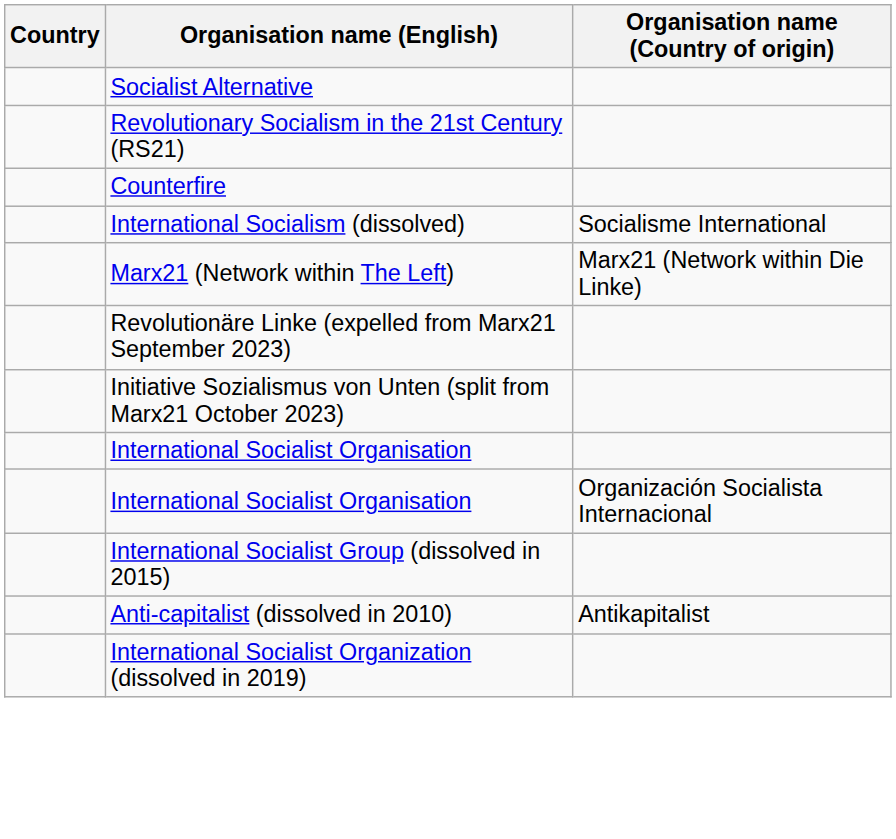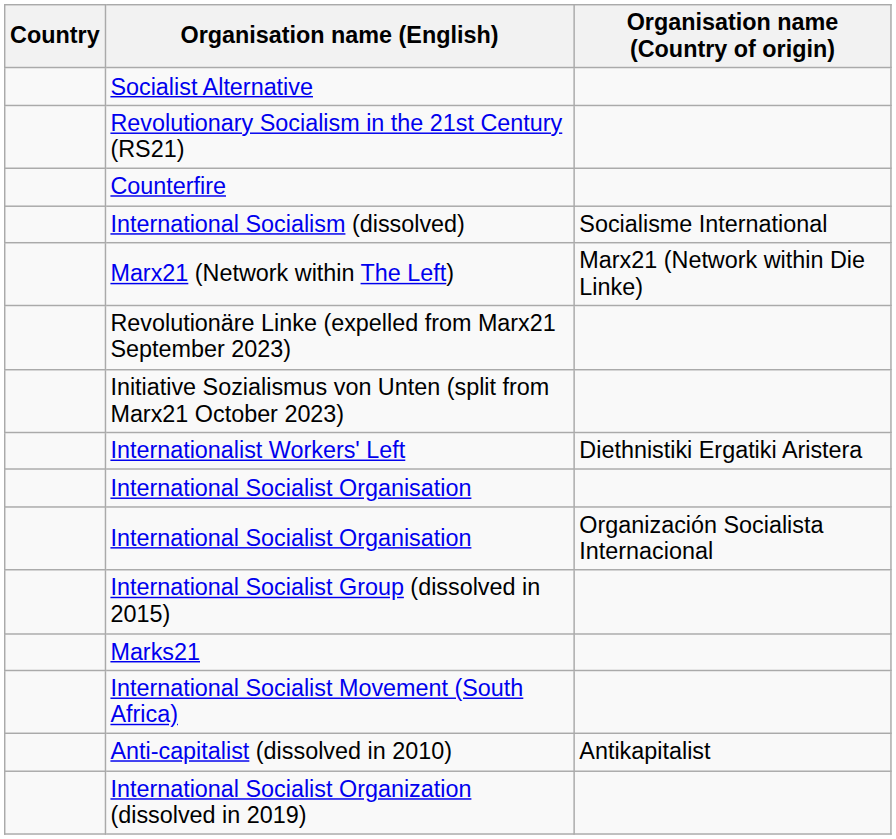+ row: (258, 450)
+ row: (155, 651)
+ row: (317, 701)
